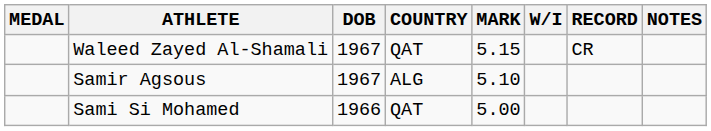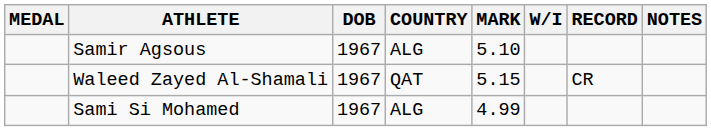rows swapped: (201, 50) <-> (140, 80)
(359, 110) 1966 -> (359, 110) 1967
(407, 110) QAT -> (407, 110) ALG
(498, 110) 5.00 -> (498, 110) 4.99
